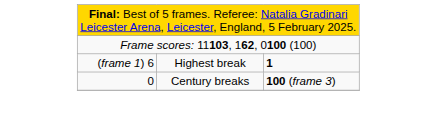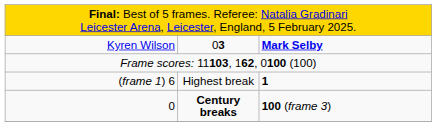+ row: (141, 45)
(210, 81) normal -> (218, 106) bold
